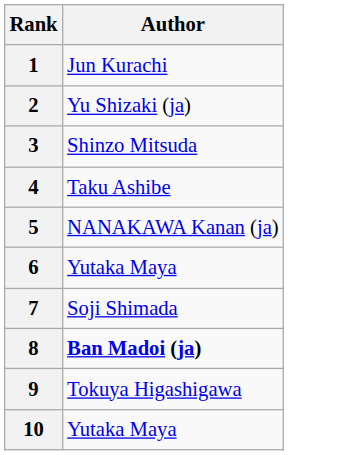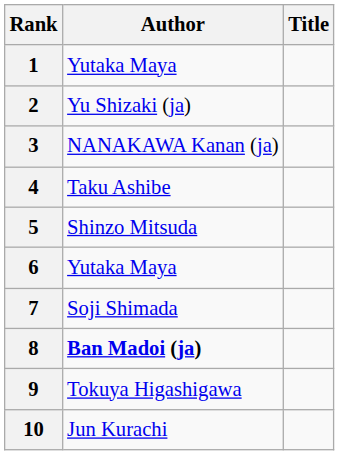+ column: (309, 24)
(117, 65) Jun Kurachi -> (122, 65) Yutaka Maya
(132, 146) Shinzo Mitsuda -> (173, 146) NANAKAWA Kanan (ja)
(173, 227) NANAKAWA Kanan (ja) -> (132, 227) Shinzo Mitsuda
(122, 429) Yutaka Maya -> (117, 429) Jun Kurachi
